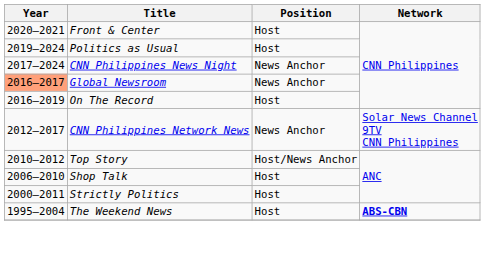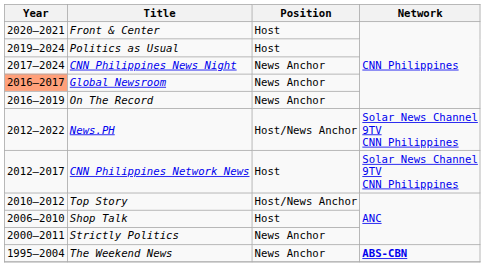(267, 100) Host -> (290, 100) News Anchor
+ row: (92, 130)
(290, 130) News Anchor -> (267, 172) Host
(267, 194) Host -> (290, 236) News Anchor
(267, 211) Host -> (290, 253) News Anchor
